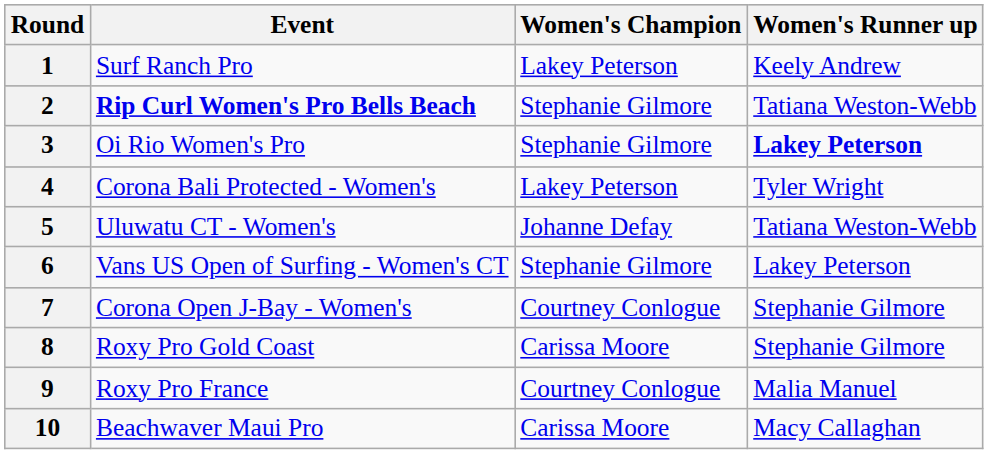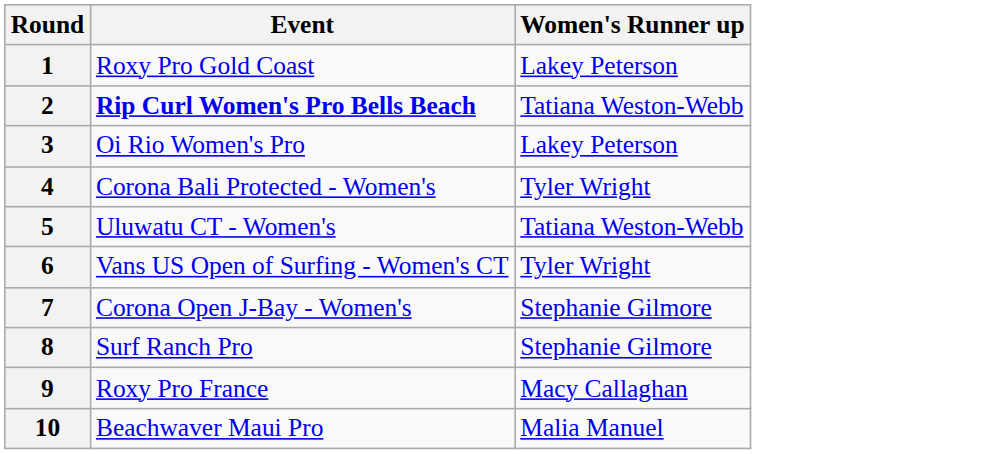- column: (631, 24)
(174, 65) Surf Ranch Pro -> (205, 65) Roxy Pro Gold Coast
(827, 65) Keely Andrew -> (599, 65) Lakey Peterson
(838, 145) bold -> (599, 145) normal
(832, 266) Lakey Peterson -> (585, 266) Tyler Wright
(205, 347) Roxy Pro Gold Coast -> (174, 347) Surf Ranch Pro
(825, 387) Malia Manuel -> (604, 387) Macy Callaghan
(837, 428) Macy Callaghan -> (592, 428) Malia Manuel
